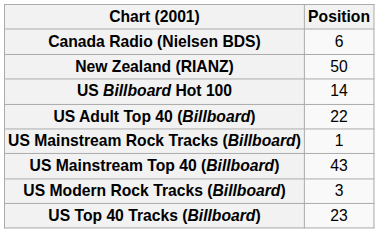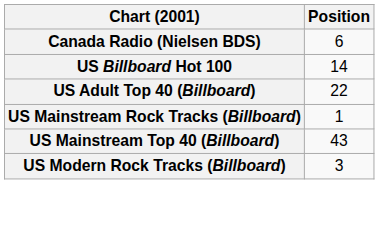- row: (154, 66)
- row: (154, 215)
